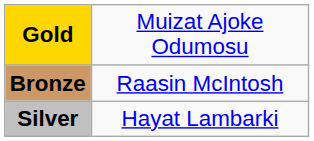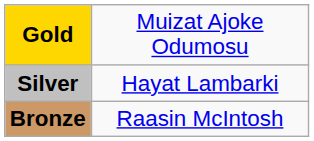rows swapped: (48, 118) <-> (48, 82)
